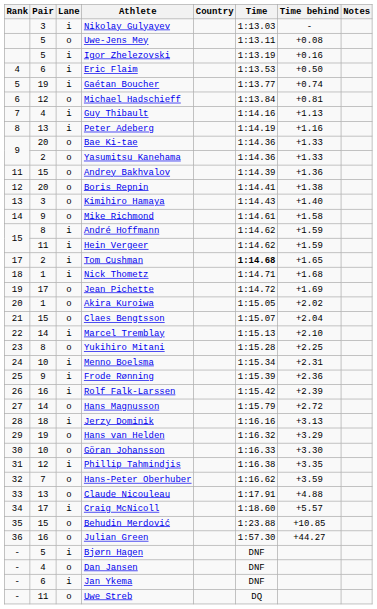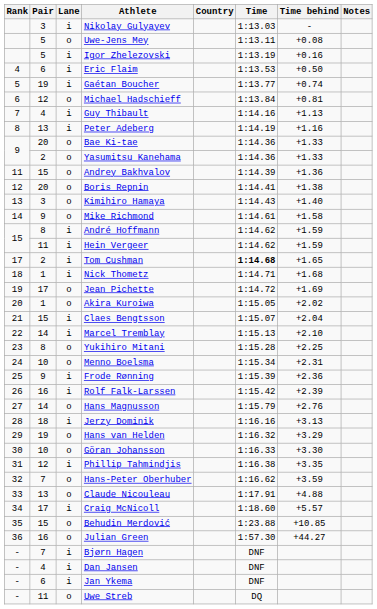(69, 319) o -> (69, 319) i
(69, 363) i -> (69, 363) o
(309, 406) +2.72 -> (309, 406) +2.76
(43, 553) 5 -> (43, 553) 7
(69, 567) o -> (69, 567) i
